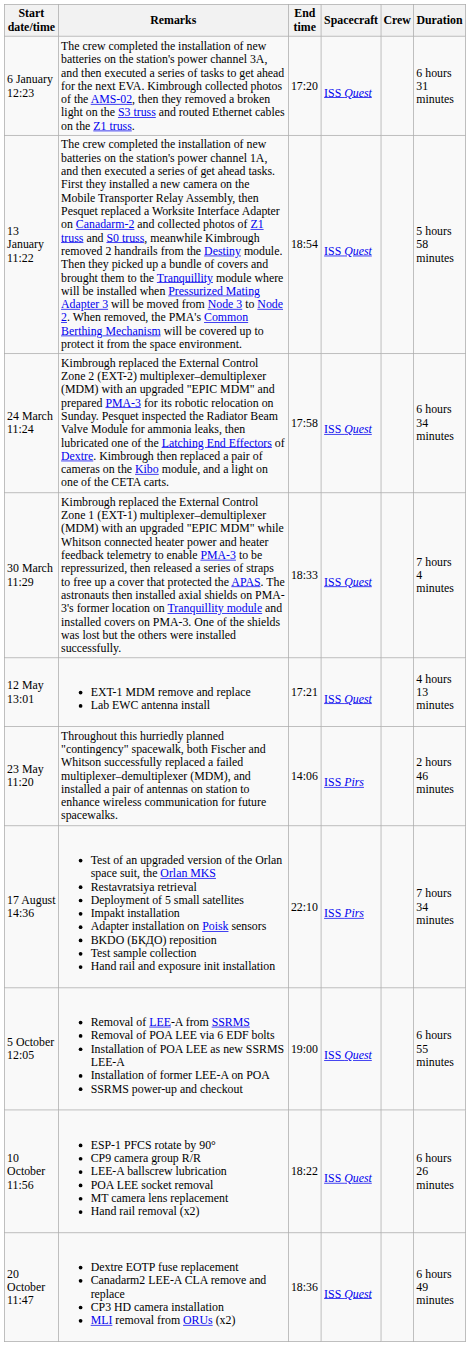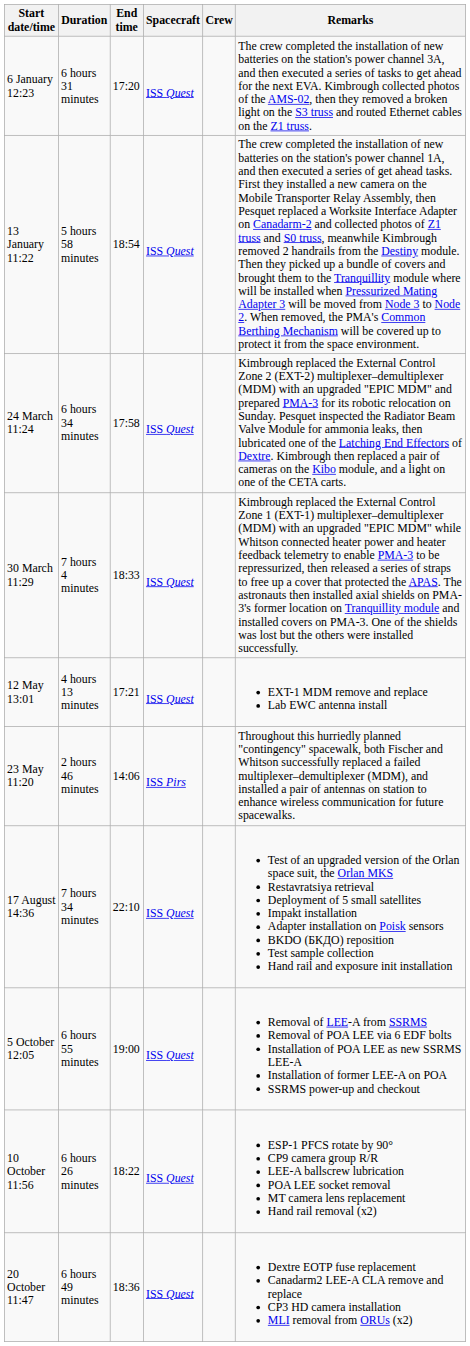columns swapped: (439, 20) <-> (173, 20)
(344, 913) ISS Pirs -> (170, 913) ISS Quest
